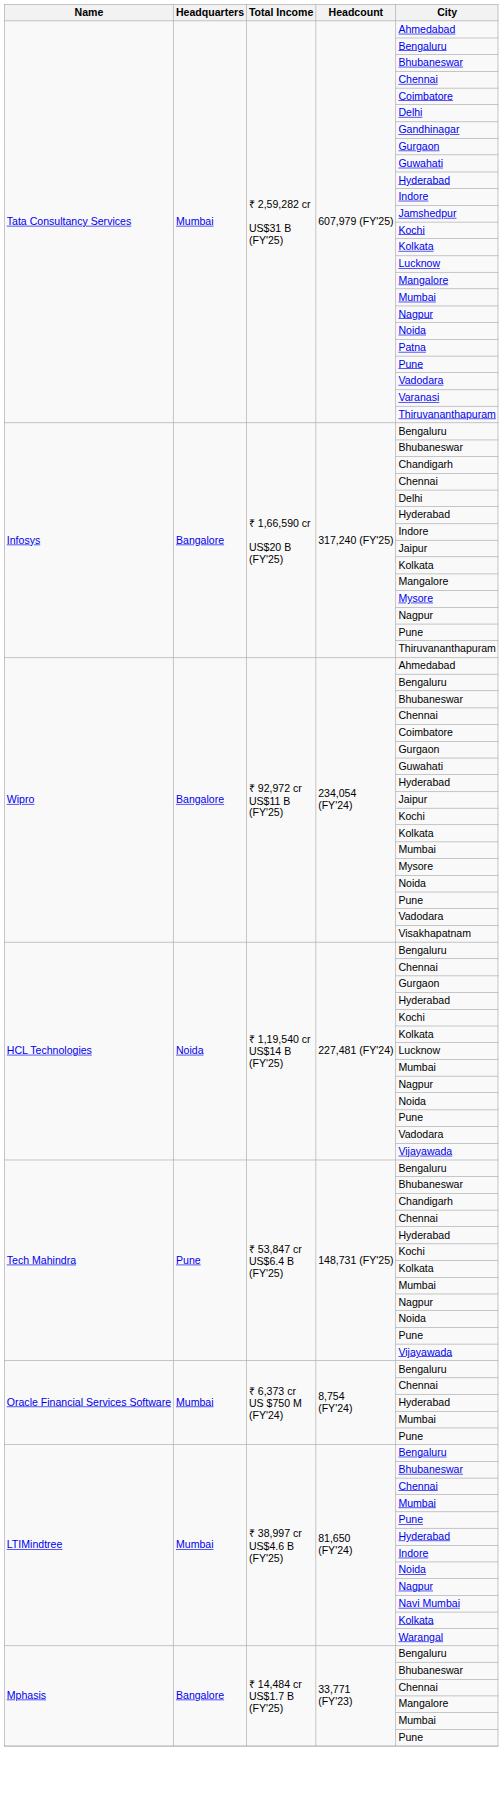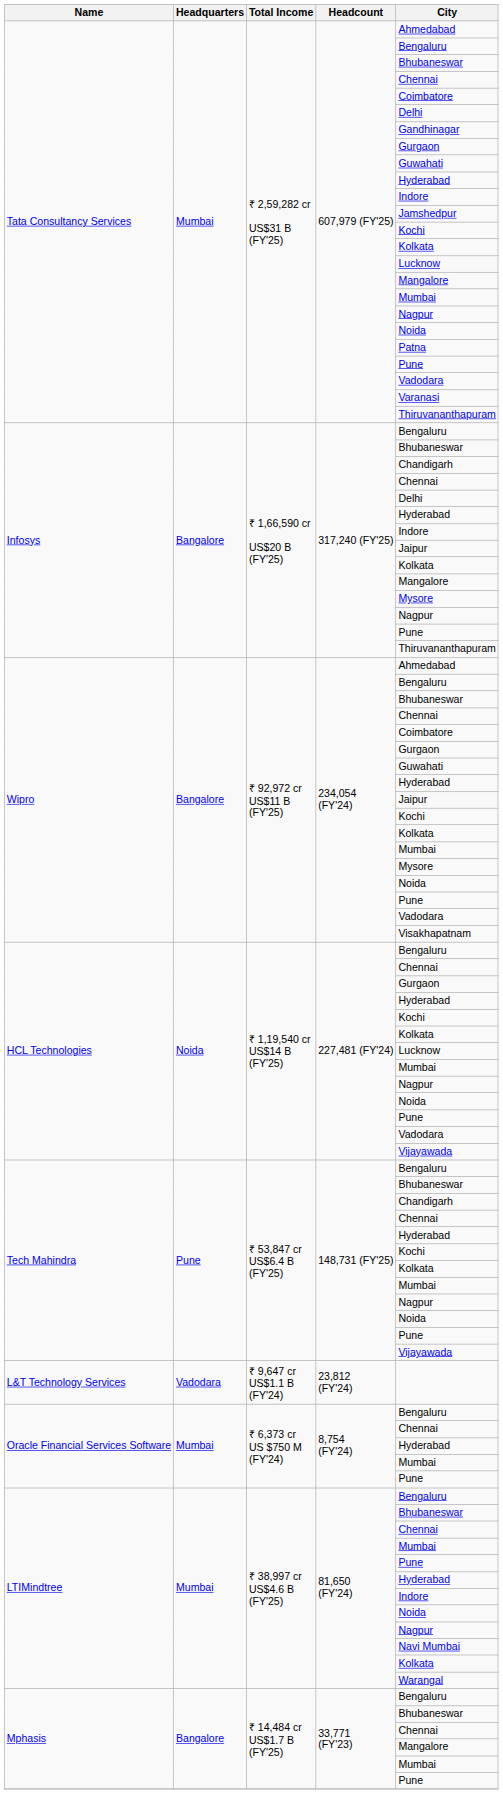+ row: (66, 1382)
